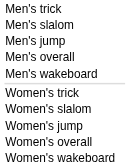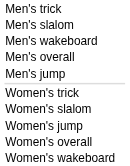rows swapped: (35, 41) <-> (51, 74)
